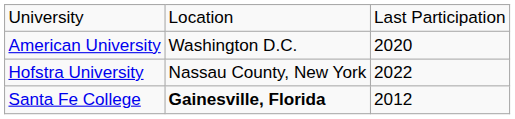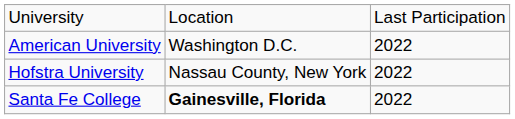(393, 45) 2020 -> (393, 45) 2022
(393, 99) 2012 -> (393, 99) 2022
